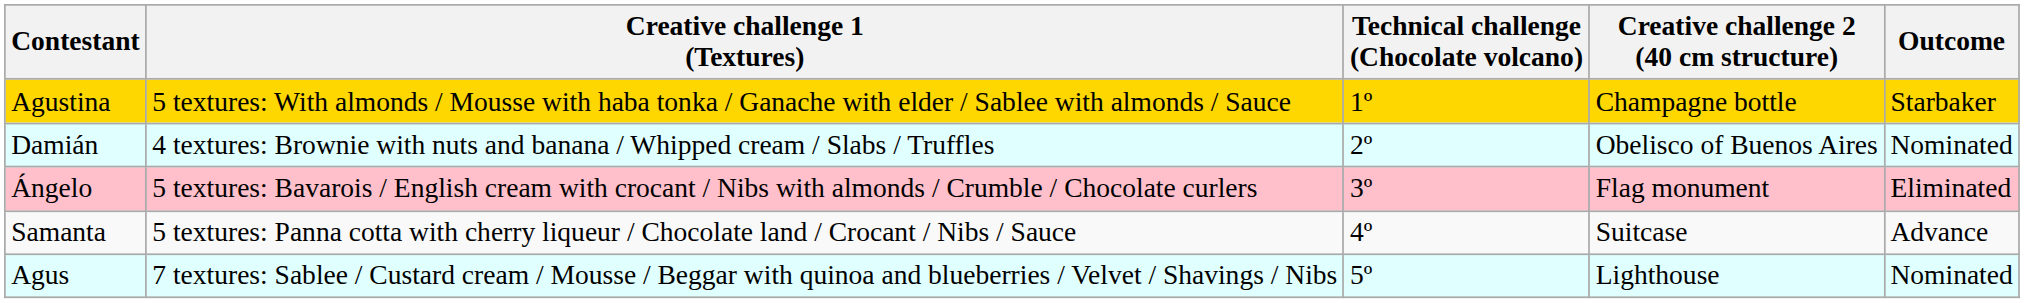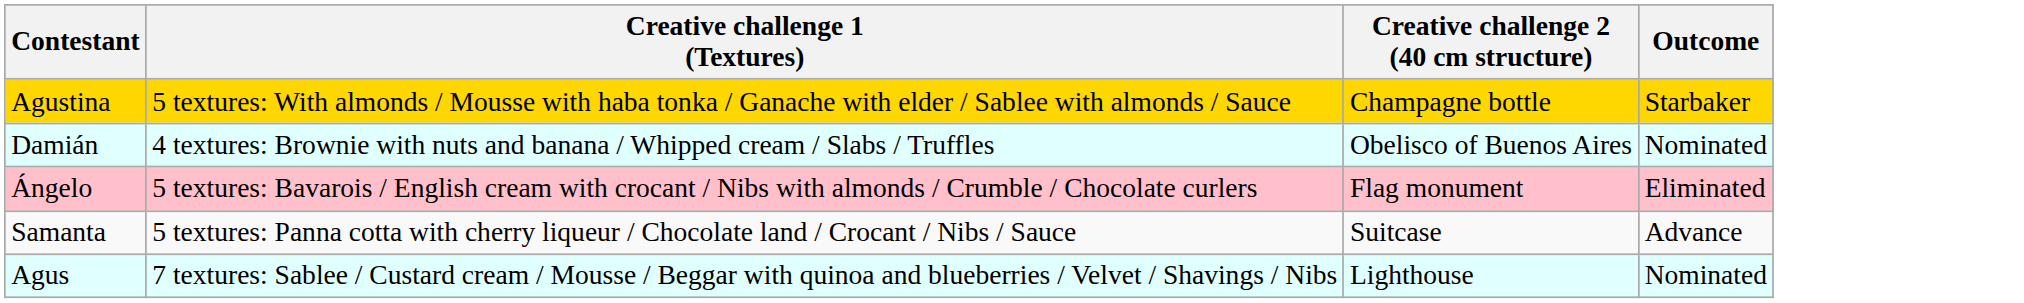- column: (1466, 41)
